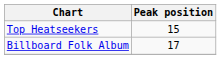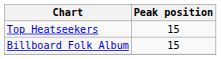(173, 46) 17 -> (173, 46) 15
